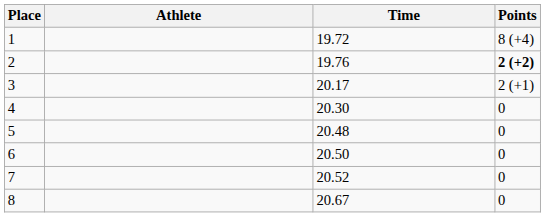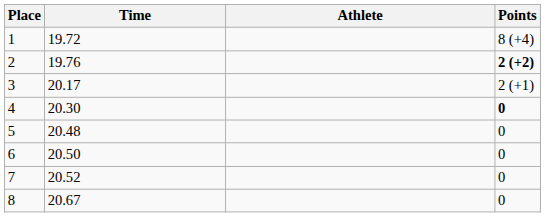columns swapped: (179, 16) <-> (404, 16)
(502, 108) normal -> (502, 108) bold
